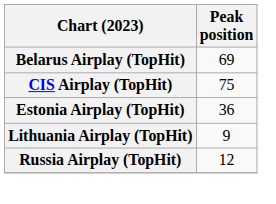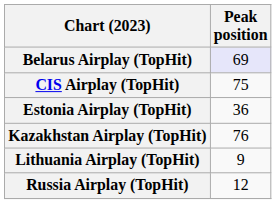(227, 60) no background -> (241, 60) lavender background
+ row: (107, 135)
